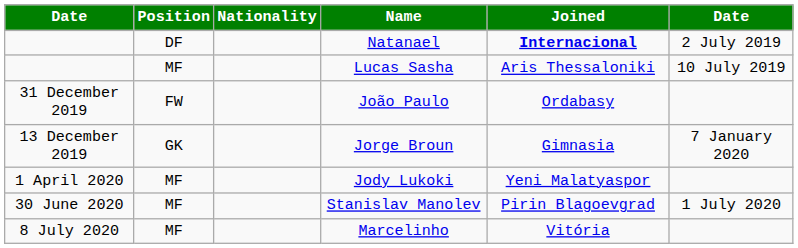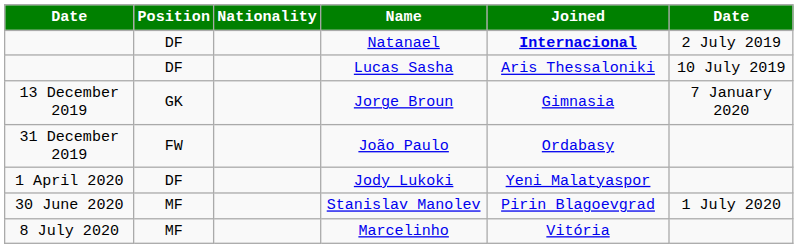(174, 68) MF -> (174, 68) DF
rows swapped: (404, 146) <-> (404, 102)
(174, 180) MF -> (174, 180) DF
